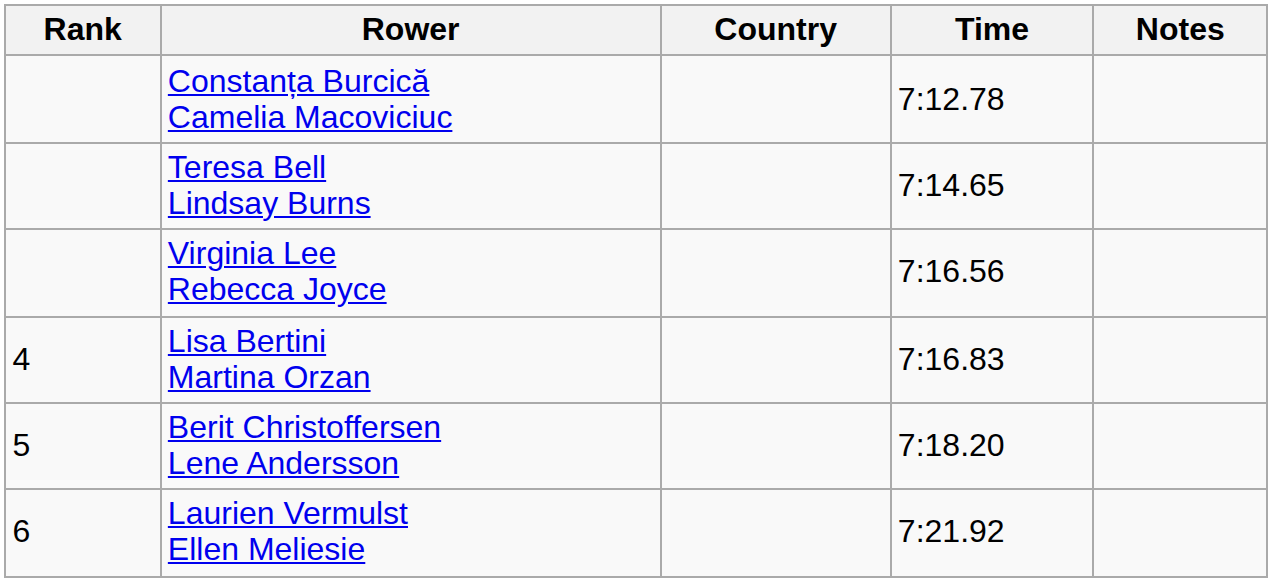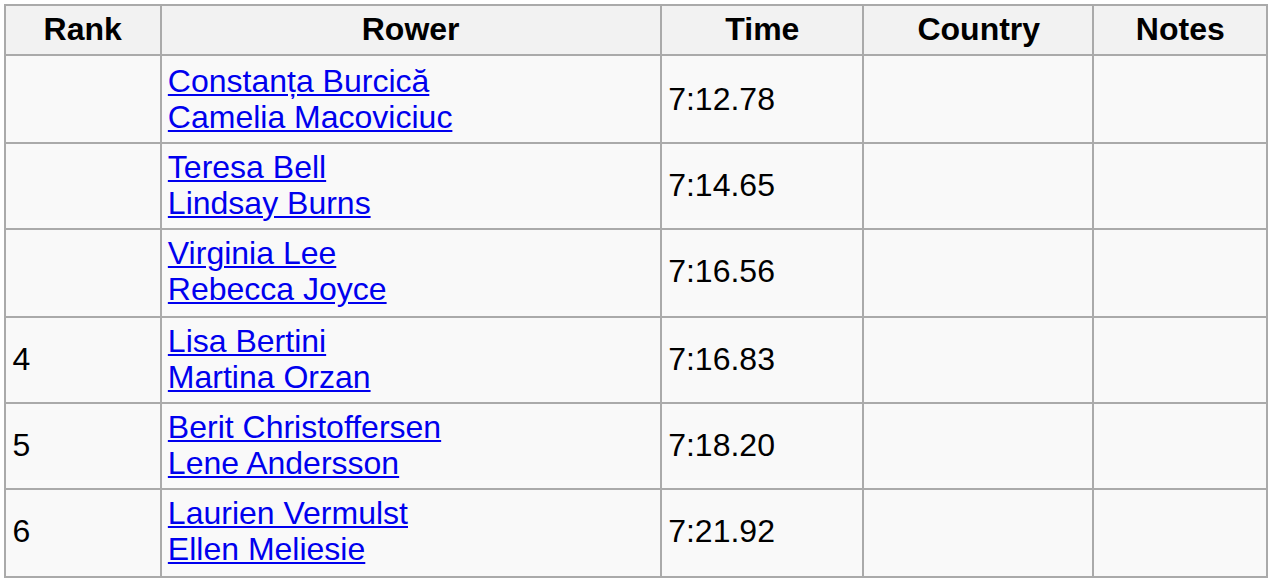columns swapped: (776, 29) <-> (992, 29)
